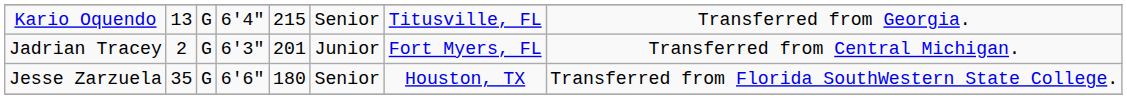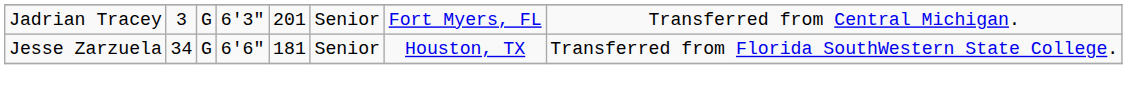- row: (85, 20)
(182, 49) 2 -> (182, 20) 3
(347, 49) Junior -> (347, 20) Senior
(182, 79) 35 -> (182, 49) 34
(289, 79) 180 -> (289, 49) 181
